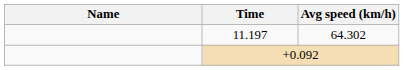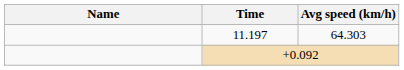(348, 34) 64.302 -> (348, 34) 64.303
